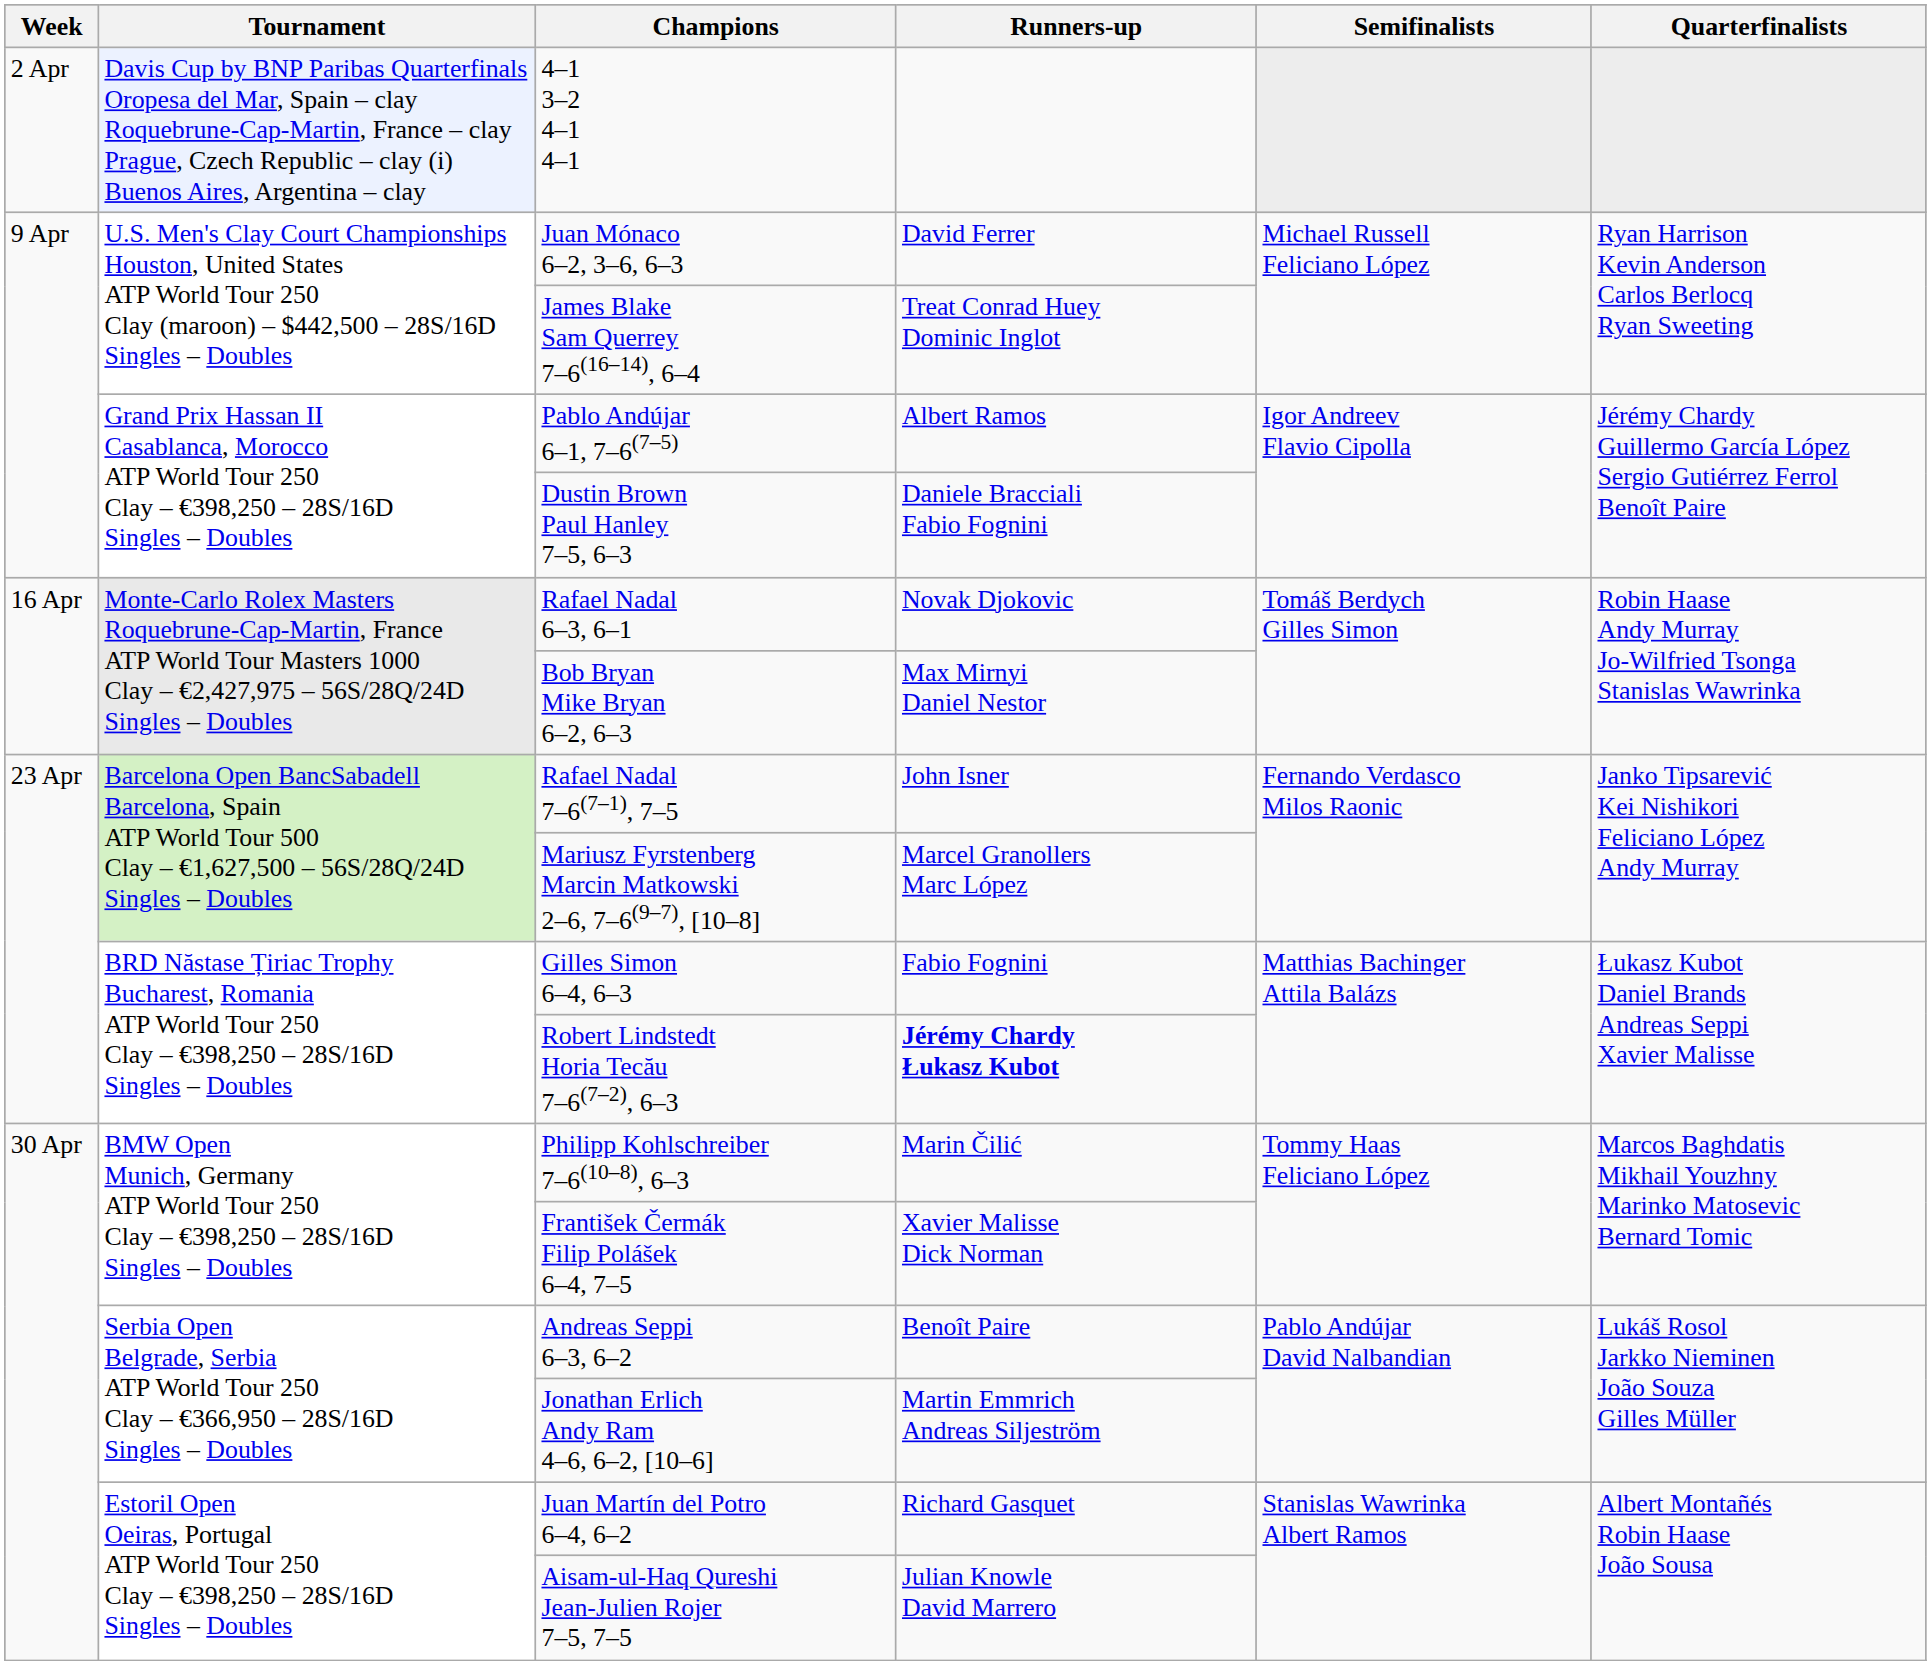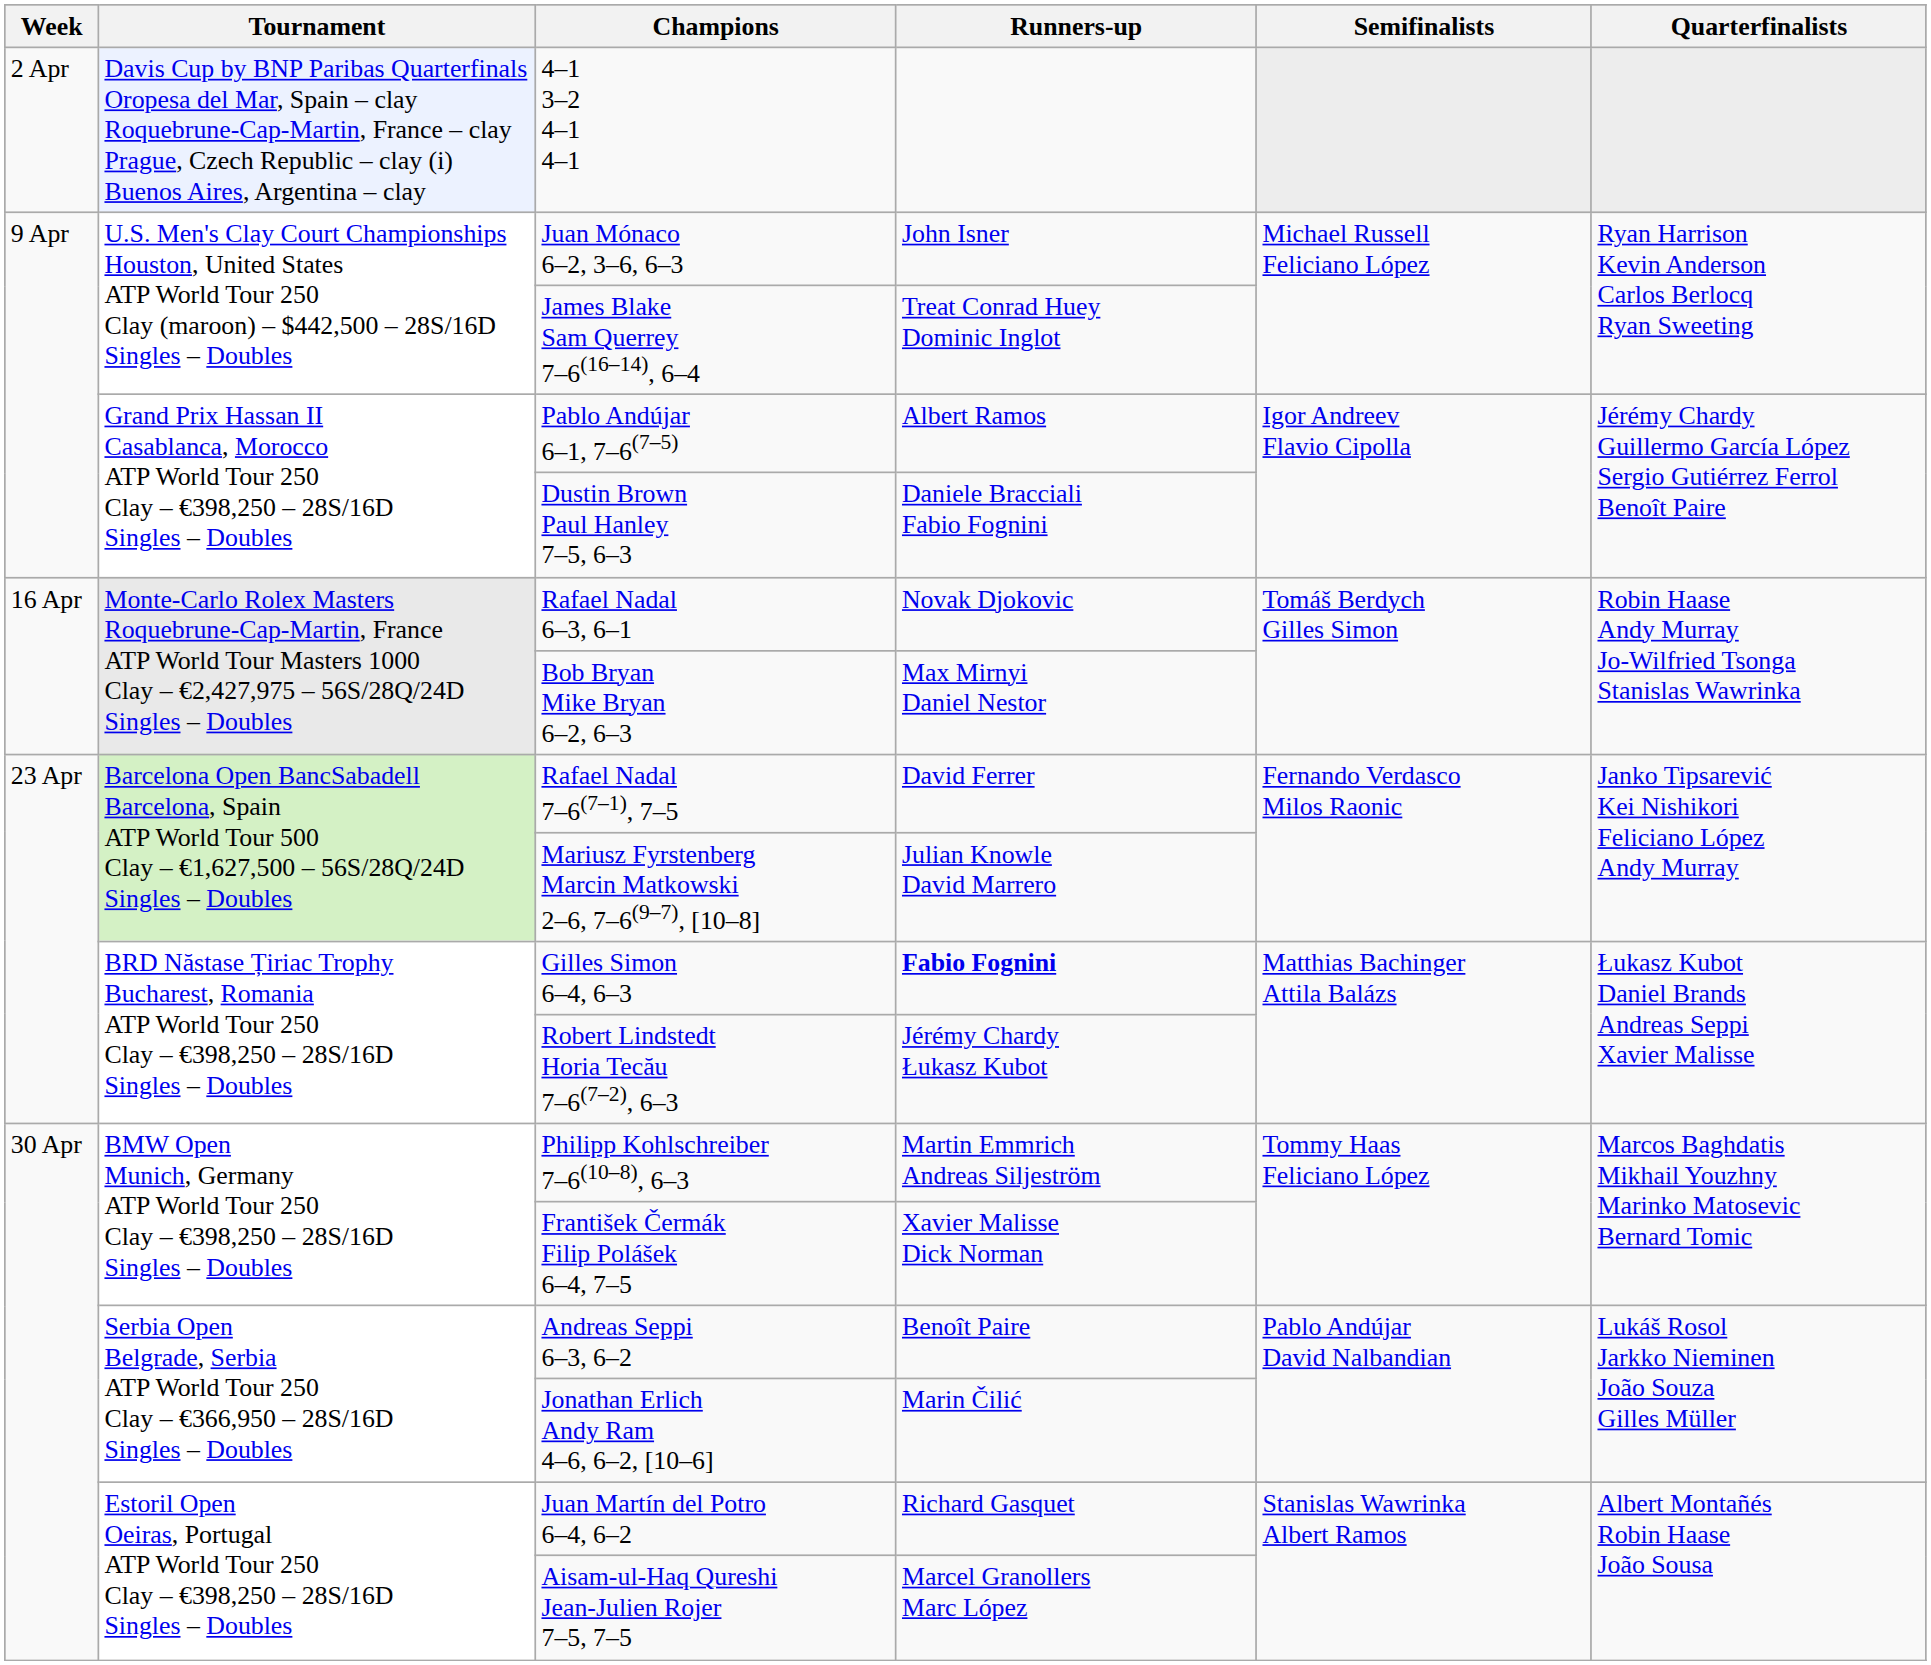(968, 233) David Ferrer -> (955, 233) John Isner
(955, 775) John Isner -> (968, 775) David Ferrer
(996, 868) Marcel Granollers Marc López -> (979, 868) Julian Knowle David Marrero
(975, 962) normal -> (979, 962) bold
(988, 1050) bold -> (980, 1050) normal
(962, 1144) Marin Čilić -> (1001, 1159) Martin Emmrich Andreas Siljeström
(1001, 1415) Martin Emmrich Andreas Siljeström -> (962, 1400) Marin Čilić
(979, 1592) Julian Knowle David Marrero -> (996, 1592) Marcel Granollers Marc López
